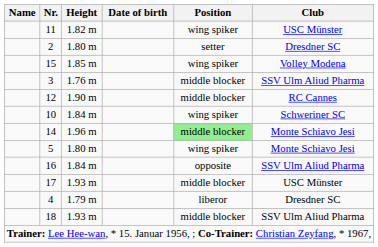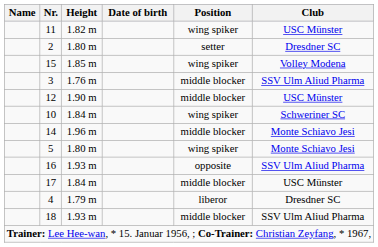(313, 98) RC Cannes -> (313, 98) USC Münster
(213, 132) lightgreen background -> (213, 132) no background
(82, 166) 1.84 m -> (82, 166) 1.93 m
(82, 183) 1.93 m -> (82, 183) 1.84 m
